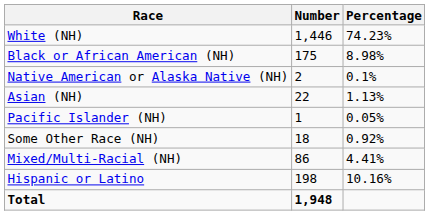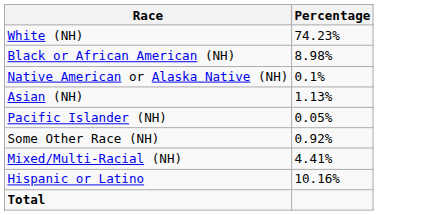- column: (317, 15)
